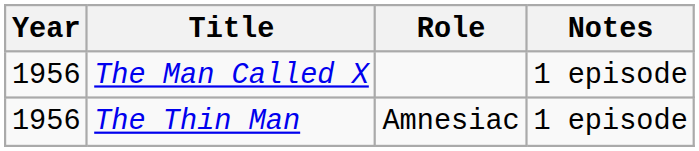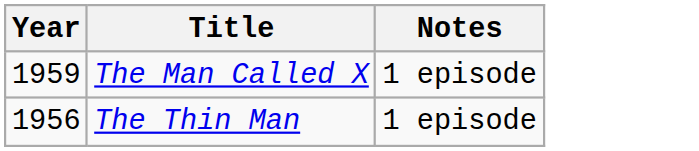- column: (451, 28)
(46, 75) 1956 -> (46, 75) 1959
